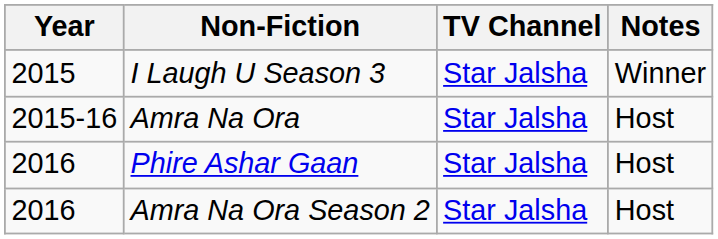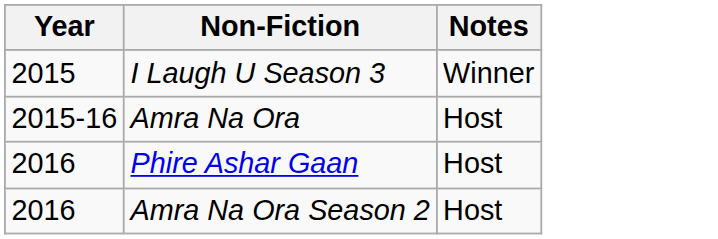- column: (522, 27)
